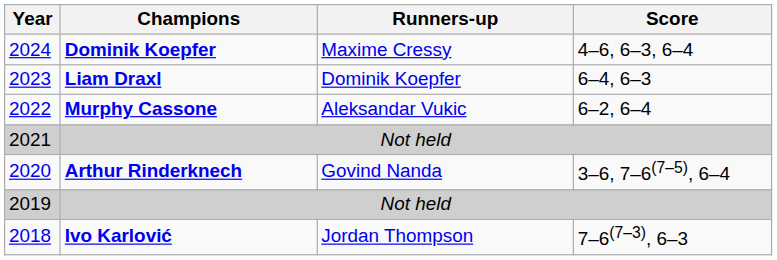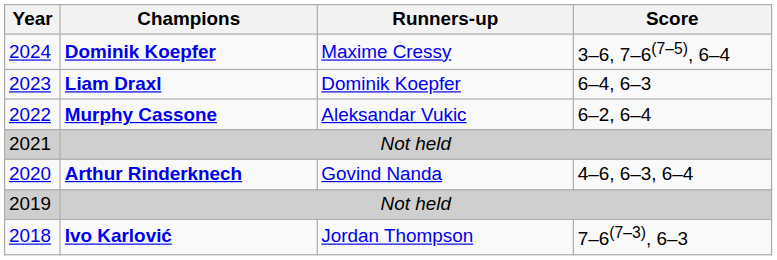(636, 49) 4–6, 6–3, 6–4 -> (654, 51) 3–6, 7–6(7–5), 6–4
(654, 171) 3–6, 7–6(7–5), 6–4 -> (636, 174) 4–6, 6–3, 6–4
